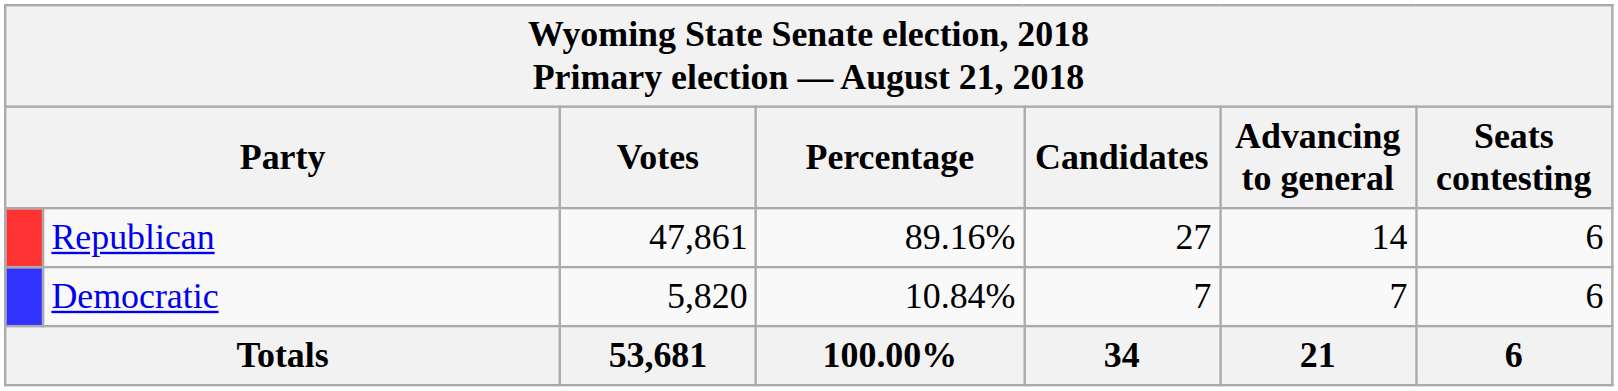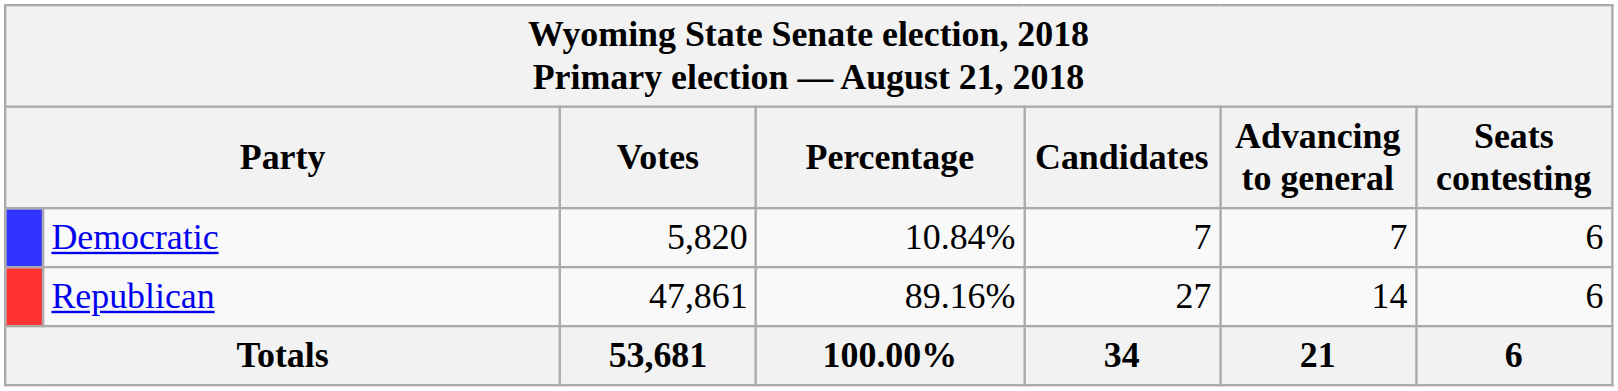rows swapped: (133, 237) <-> (135, 296)
